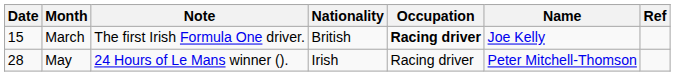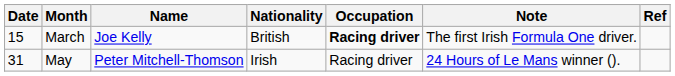columns swapped: (562, 15) <-> (200, 15)
(16, 60) 28 -> (16, 60) 31
